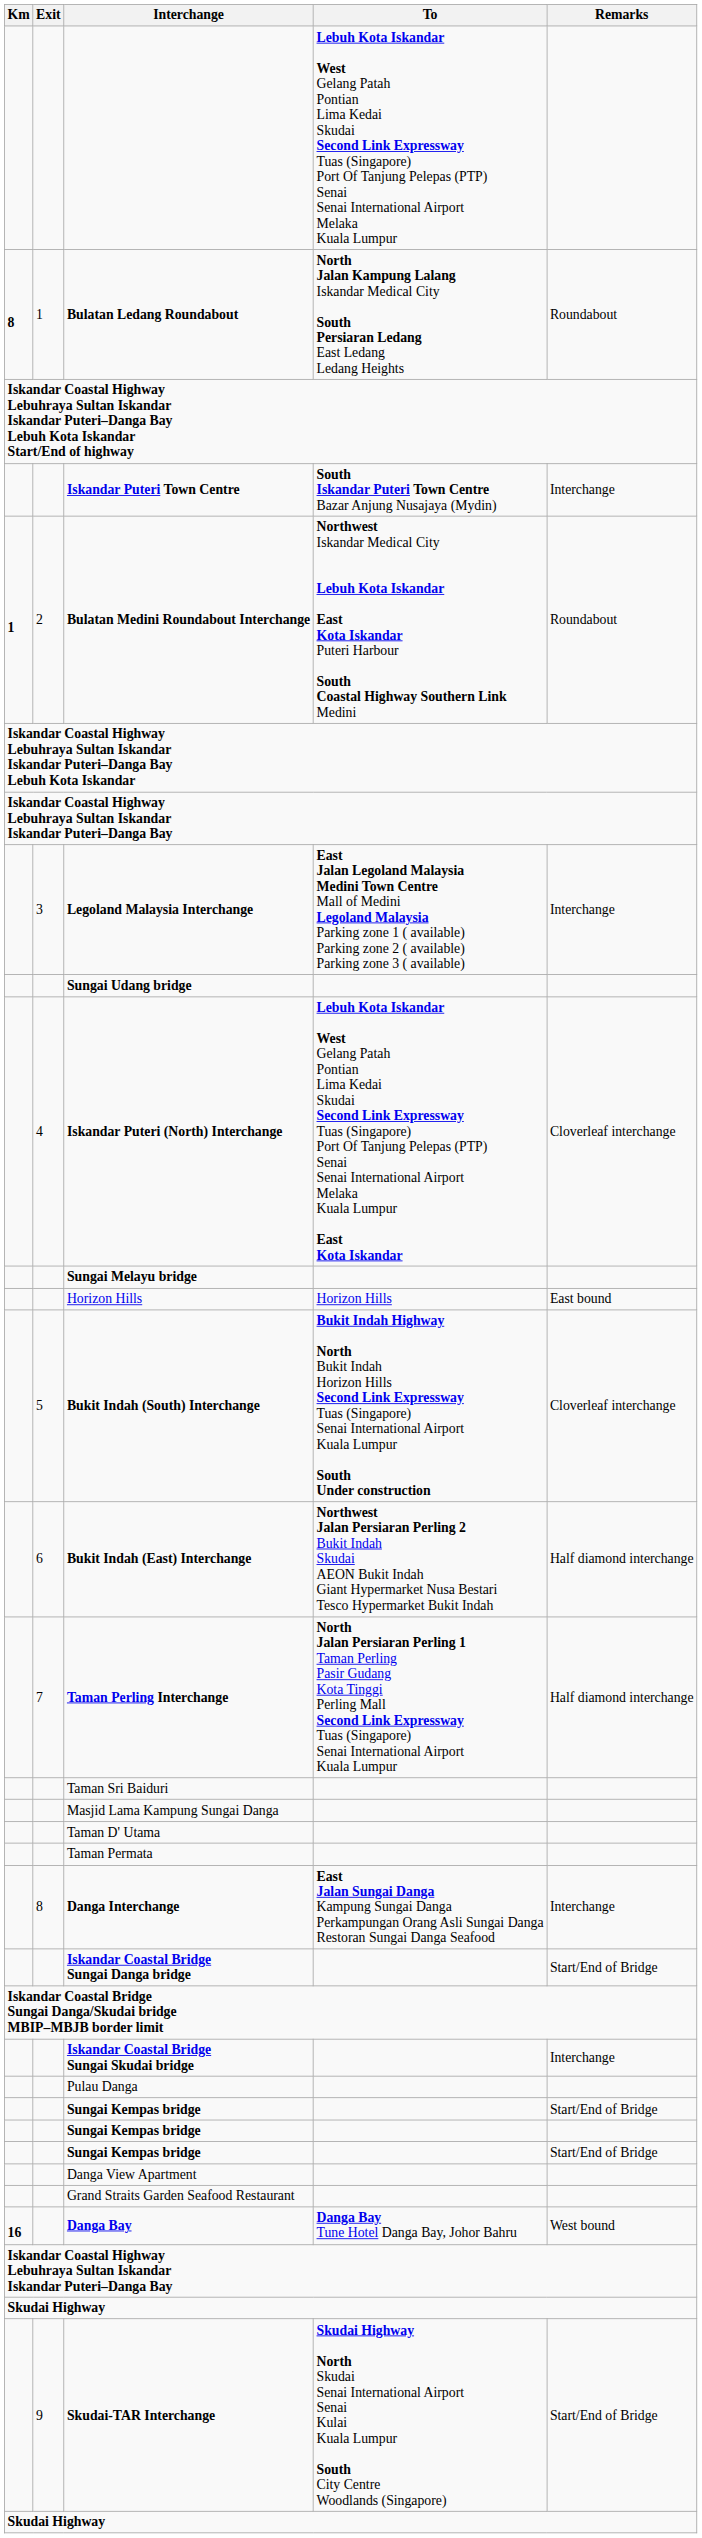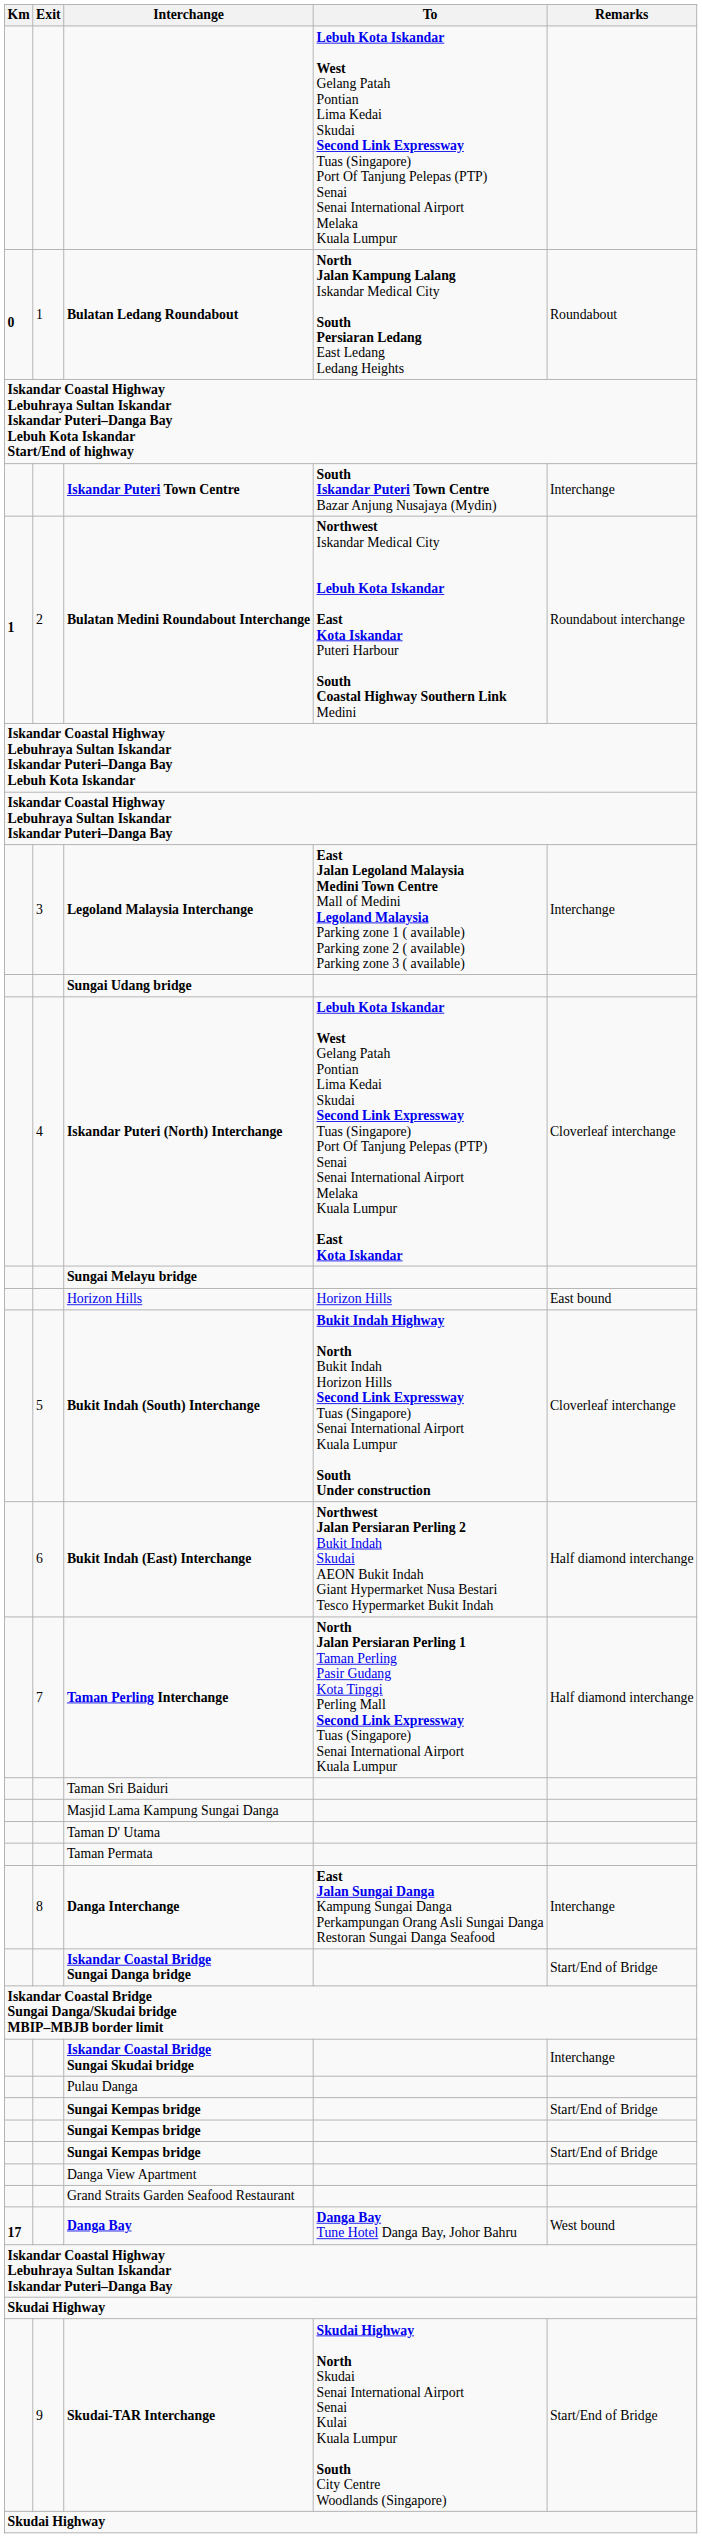(11, 322) 8 -> (11, 322) 0
(584, 619) Roundabout -> (617, 619) Roundabout interchange
(14, 2233) 16 -> (14, 2233) 17
